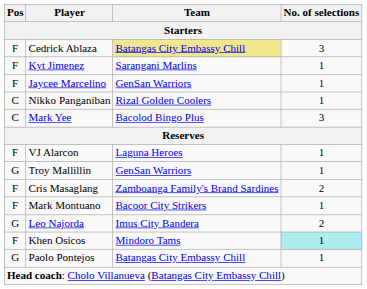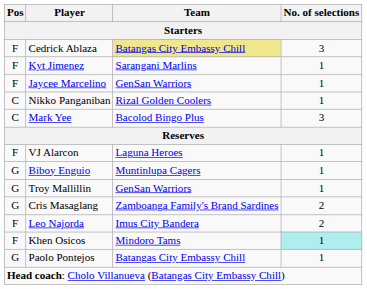+ row: (59, 170)
(15, 188) F -> (15, 205) G
- row: (65, 205)
(15, 223) G -> (15, 223) F
